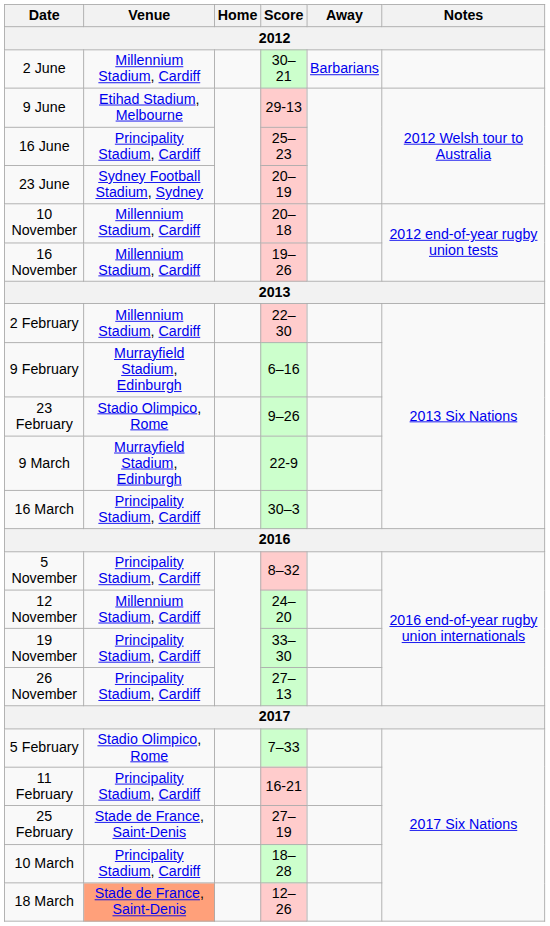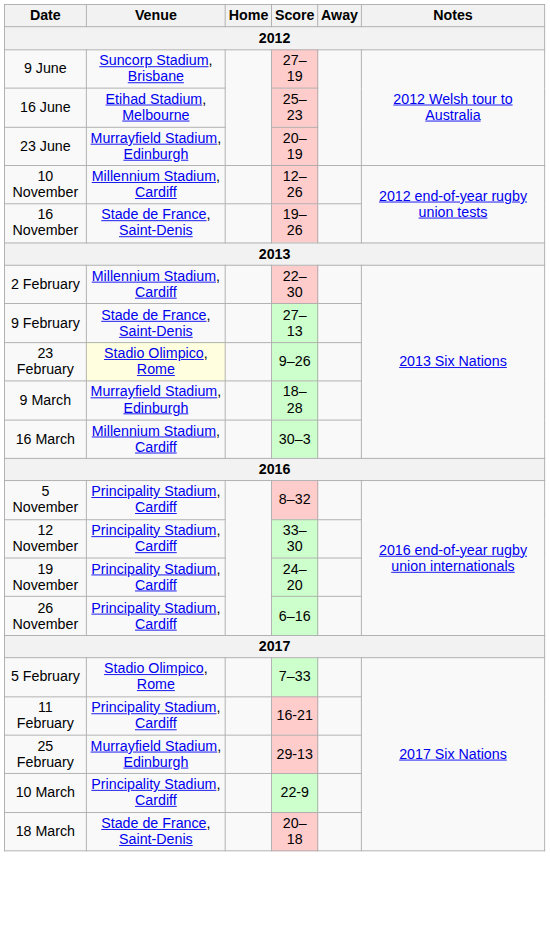- row: (44, 68)
(149, 107) Etihad Stadium, Melbourne -> (156, 68) Suncorp Stadium, Brisbane
(284, 107) 29-13 -> (295, 68) 27–19
(149, 146) Principality Stadium, Cardiff -> (156, 107) Etihad Stadium, Melbourne
(149, 184) Sydney Football Stadium, Sydney -> (156, 146) Murrayfield Stadium, Edinburgh
(284, 223) 20–18 -> (295, 184) 12–26
(149, 261) Millennium Stadium, Cardiff -> (156, 223) Stade de France, Saint-Denis
(149, 369) Murrayfield Stadium, Edinburgh -> (156, 323) Stade de France, Saint-Denis
(284, 369) 6–16 -> (295, 323) 27–13
(149, 416) no background -> (156, 361) lightyellow background
(284, 463) 22-9 -> (295, 400) 18–28
(149, 509) Principality Stadium, Cardiff -> (156, 438) Millennium Stadium, Cardiff
(149, 609) Millennium Stadium, Cardiff -> (156, 538) Principality Stadium, Cardiff
(284, 609) 24–20 -> (295, 538) 33–30
(284, 648) 33–30 -> (295, 577) 24–20
(284, 686) 27–13 -> (295, 615) 6–16
(149, 825) Stade de France, Saint-Denis -> (156, 754) Murrayfield Stadium, Edinburgh
(284, 825) 27–19 -> (295, 754) 29-13
(284, 863) 18–28 -> (295, 792) 22-9
(149, 902) lightsalmon background -> (156, 831) no background
(284, 902) 12–26 -> (295, 831) 20–18
